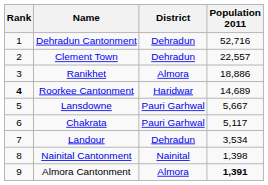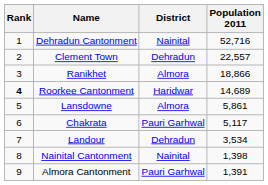(173, 41) Dehradun -> (173, 41) Nainital
(235, 73) 18,886 -> (235, 73) 18,866
(173, 106) Pauri Garhwal -> (173, 106) Almora
(235, 106) 5,667 -> (235, 106) 5,861
(173, 172) Almora -> (173, 172) Pauri Garhwal
(235, 172) bold -> (235, 172) normal
